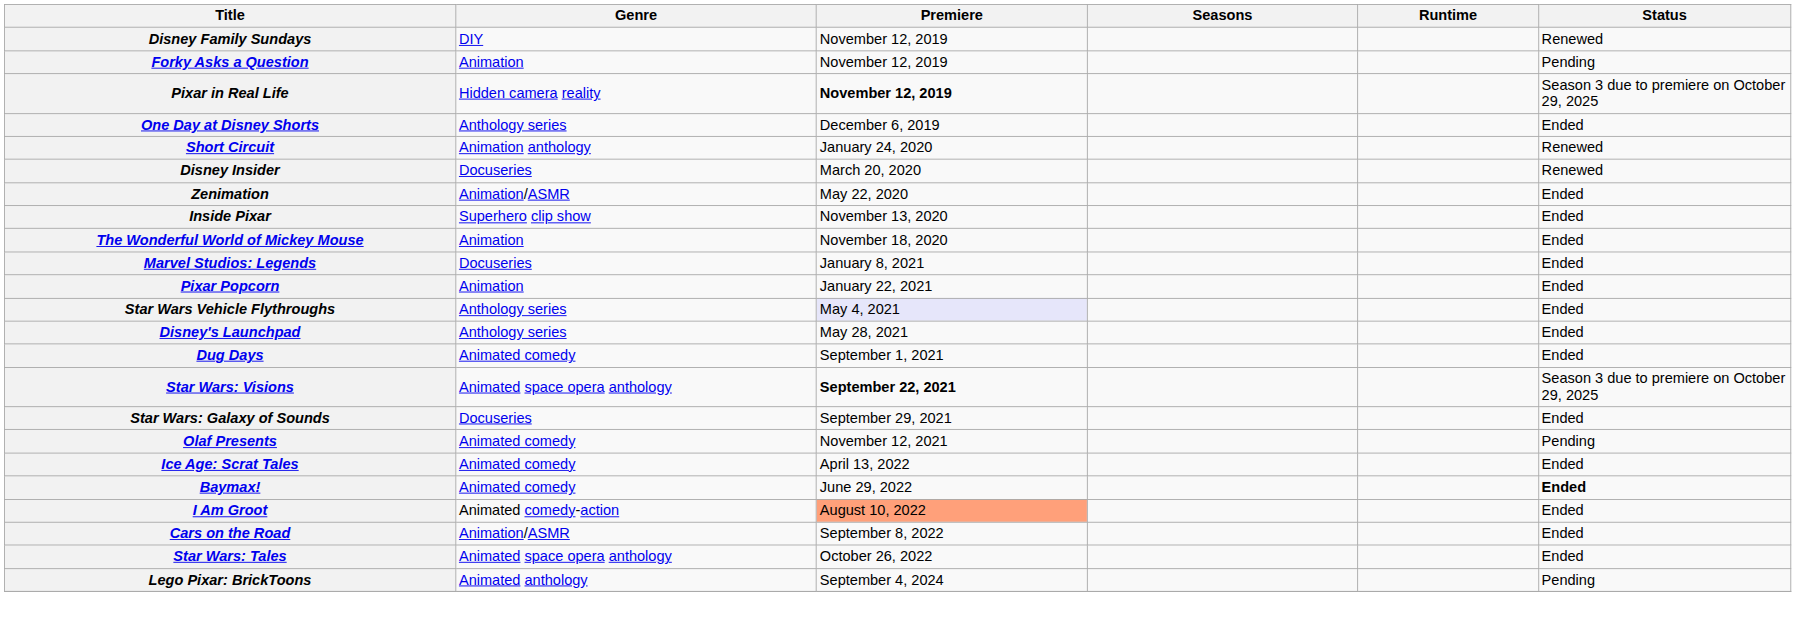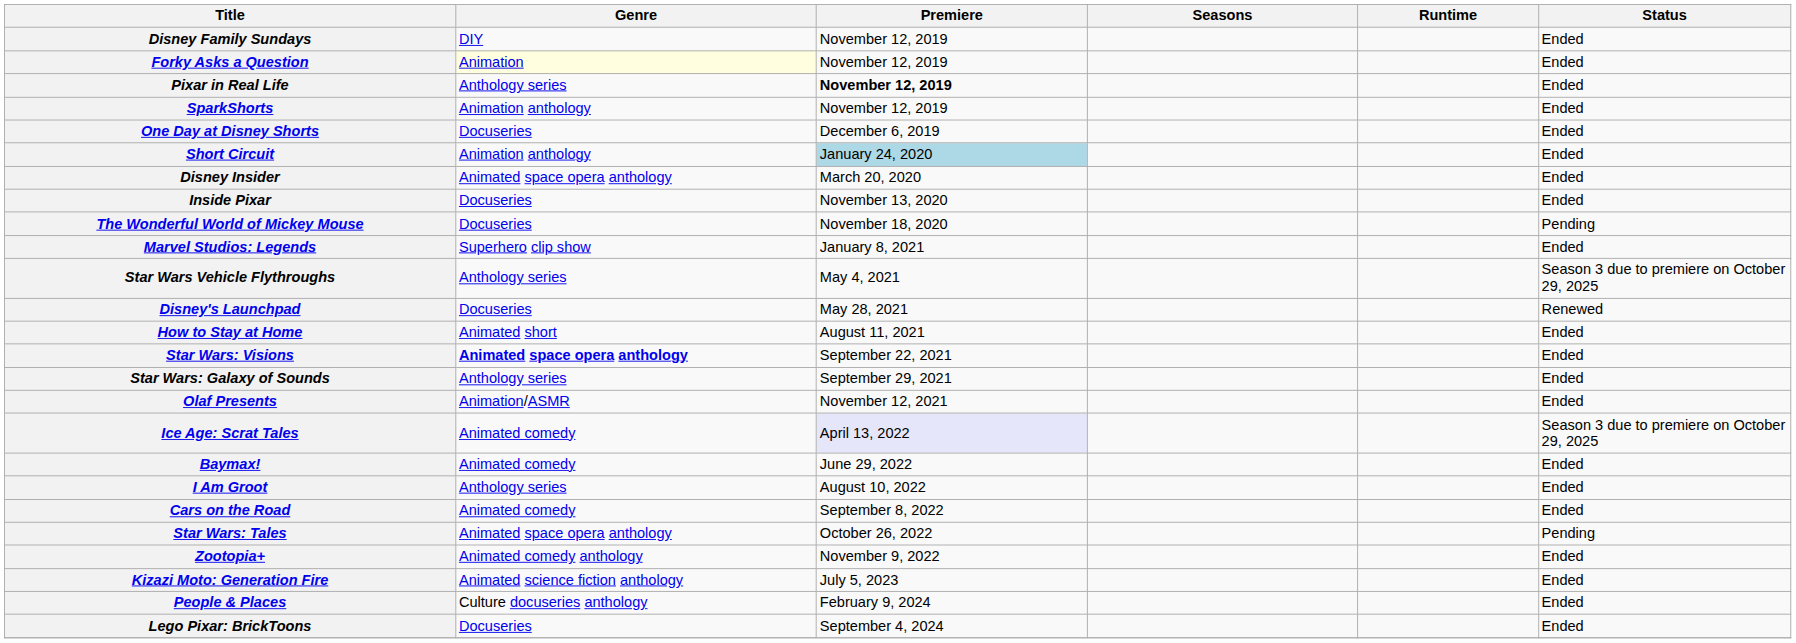(1572, 39) Renewed -> (1563, 39) Ended
(491, 62) no background -> (491, 62) lightyellow background
(1568, 62) Pending -> (1563, 62) Ended
(530, 93) Hidden camera reality -> (513, 85) Anthology series
(1663, 93) Season 3 due to premiere on October 29, 2025 -> (1563, 85) Ended
+ row: (230, 108)
(513, 124) Anthology series -> (495, 131) Docuseries
(876, 147) no background -> (876, 154) lightblue background
(1572, 147) Renewed -> (1563, 154) Ended
(495, 170) Docuseries -> (565, 177) Animated space opera anthology
(1572, 170) Renewed -> (1563, 177) Ended
- row: (230, 194)
(525, 217) Superhero clip show -> (495, 200) Docuseries
(491, 240) Animation -> (495, 223) Docuseries
(1563, 240) Ended -> (1568, 223) Pending
(495, 263) Docuseries -> (525, 246) Superhero clip show
- row: (230, 286)
(860, 309) lavender background -> (860, 278) no background
(1563, 309) Ended -> (1663, 278) Season 3 due to premiere on October 29, 2025
(513, 332) Anthology series -> (495, 309) Docuseries
(1563, 332) Ended -> (1572, 309) Renewed
+ row: (230, 332)
- row: (230, 355)
(565, 386) normal -> (573, 355) bold
(888, 386) bold -> (886, 355) normal
(1663, 386) Season 3 due to premiere on October 29, 2025 -> (1563, 355) Ended
(495, 418) Docuseries -> (513, 378) Anthology series
(517, 441) Animated comedy -> (514, 401) Animation/ASMR
(1568, 441) Pending -> (1563, 401) Ended
(865, 464) no background -> (865, 433) lavender background
(1563, 464) Ended -> (1663, 433) Season 3 due to premiere on October 29, 2025
(1564, 487) bold -> (1563, 464) normal
(539, 510) Animated comedy-action -> (513, 487) Anthology series
(873, 510) lightsalmon background -> (873, 487) no background
(514, 533) Animation/ASMR -> (517, 510) Animated comedy
(1563, 556) Ended -> (1568, 533) Pending
+ row: (230, 556)
+ row: (230, 579)
+ row: (230, 602)
(523, 579) Animated anthology -> (495, 626) Docuseries
(1568, 579) Pending -> (1563, 626) Ended
